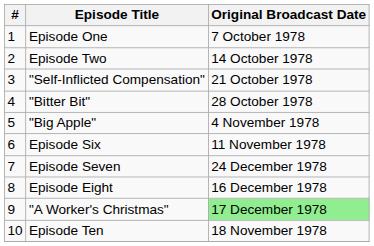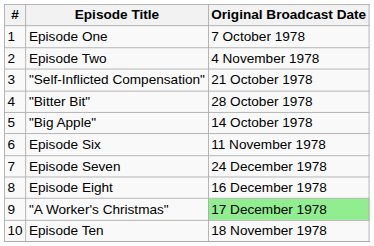(262, 58) 14 October 1978 -> (265, 58) 4 November 1978
(265, 123) 4 November 1978 -> (262, 123) 14 October 1978
